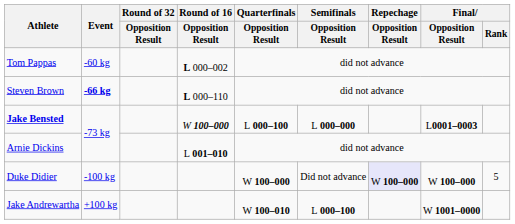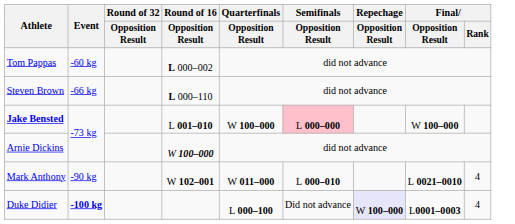(97, 91) bold -> (83, 91) normal
(206, 125) W 100–000 -> (190, 125) L 001–010
(266, 125) L 000–100 -> (251, 125) W 100–000
(333, 125) no background -> (318, 125) pink background
(452, 125) L0001–0003 -> (435, 125) W 100–000
(206, 154) L 001–010 -> (190, 154) W 100–000
+ row: (36, 176)
(99, 176) normal -> (86, 205) bold
(266, 182) W 100–000 -> (251, 211) L 000–100
(452, 182) W 100–000 -> (435, 211) L0001–0003
(496, 176) 5 -> (478, 205) 4
- row: (43, 205)
